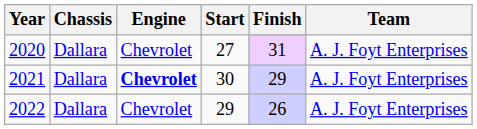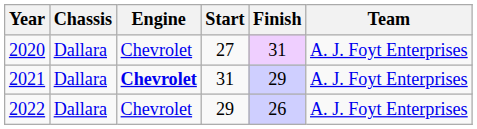(225, 79) 30 -> (225, 79) 31
